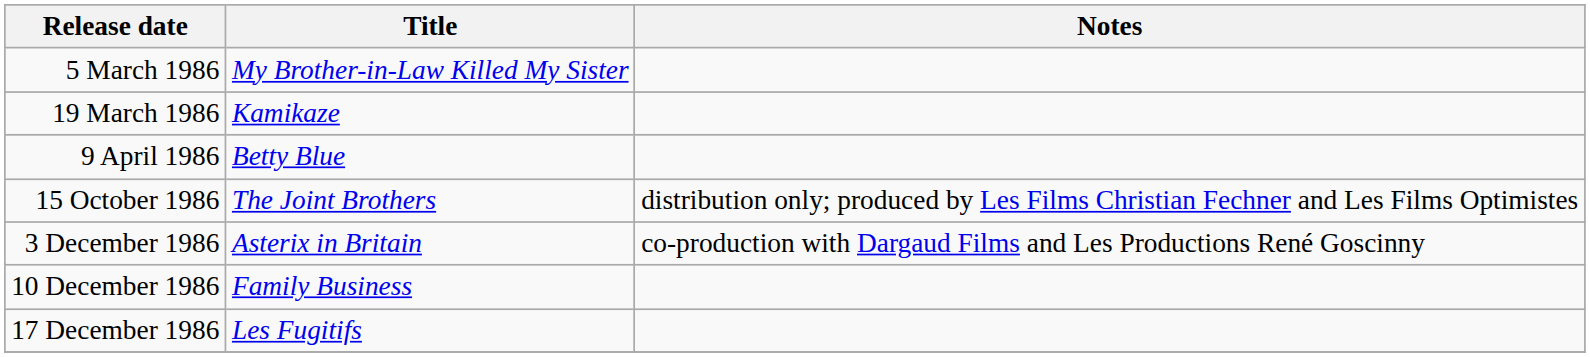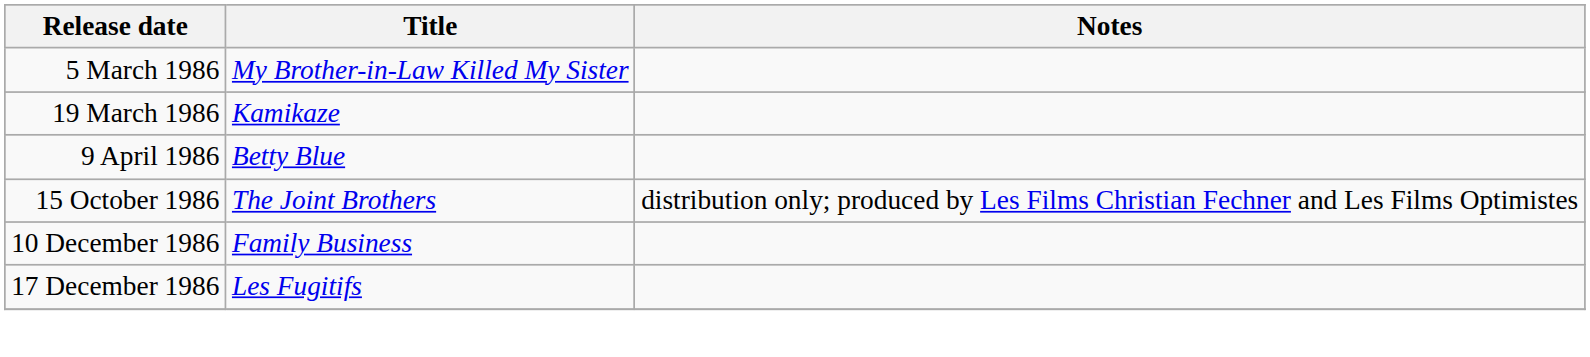- row: (122, 243)
